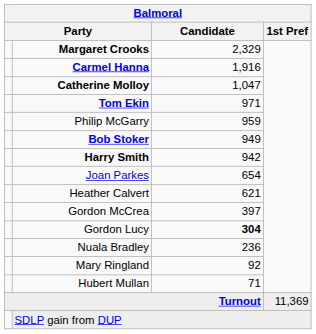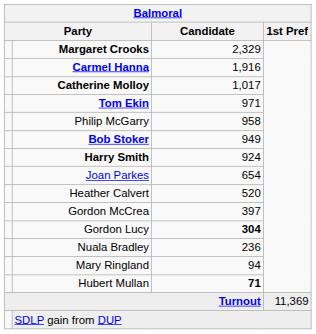(246, 85) 1,047 -> (246, 85) 1,017
(251, 121) 959 -> (251, 121) 958
(251, 157) 942 -> (251, 157) 924
(251, 193) 621 -> (251, 193) 520
(254, 265) 92 -> (254, 265) 94
(254, 283) normal -> (254, 283) bold
